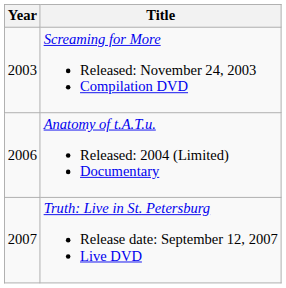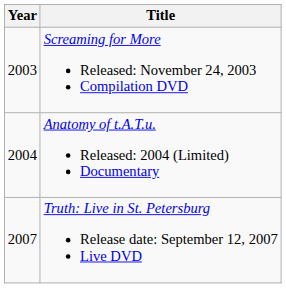(22, 155) 2006 -> (22, 155) 2004
